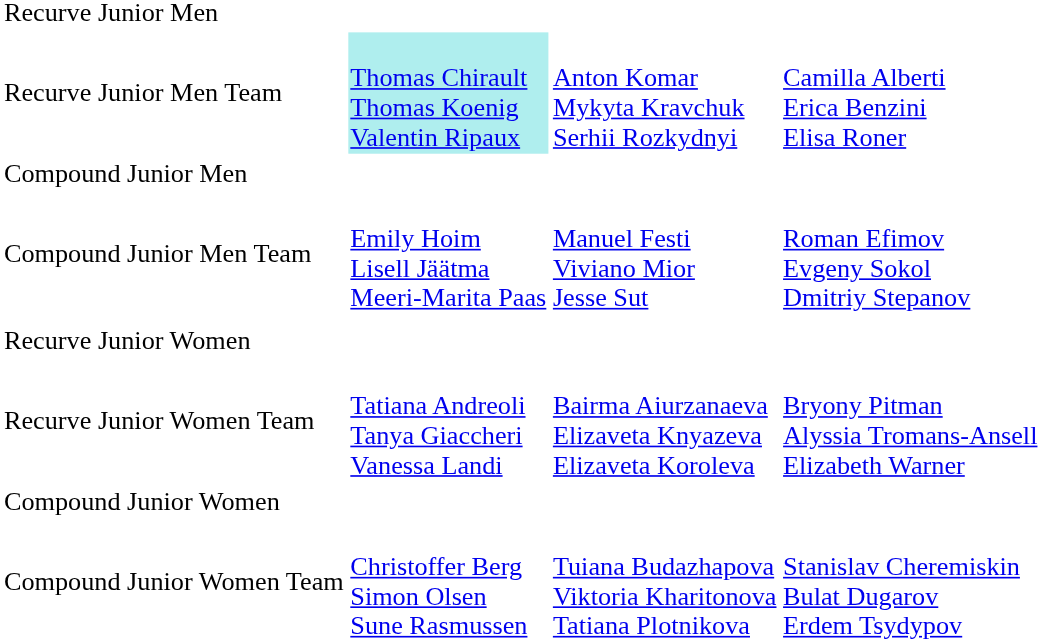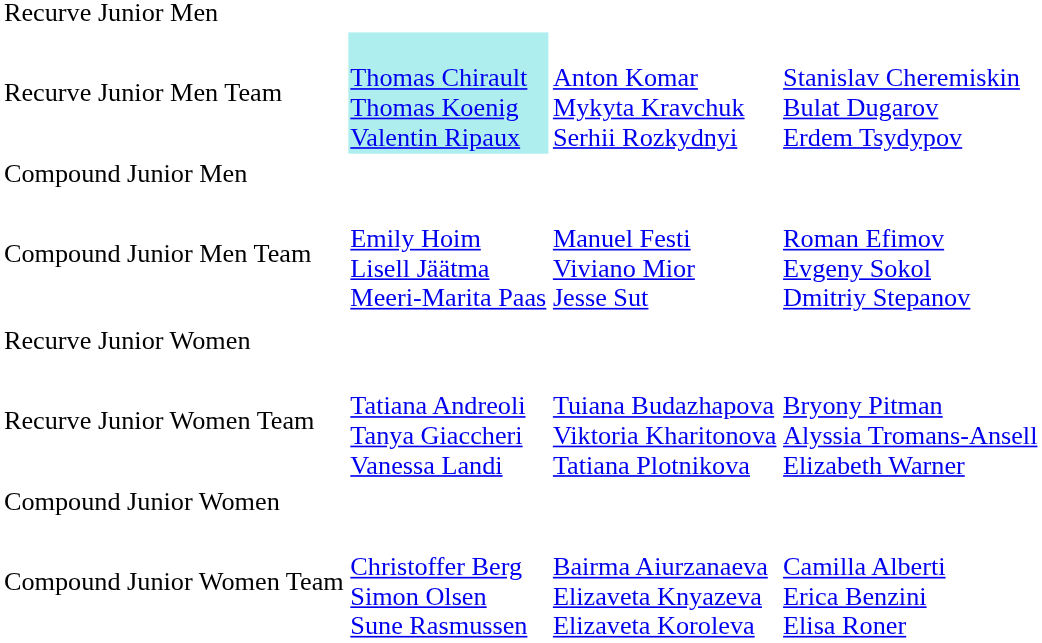(864, 107) Camilla Alberti Erica Benzini Elisa Roner -> (901, 107) Stanislav Cheremiskin Bulat Dugarov Erdem Tsydypov
(660, 435) Bairma Aiurzanaeva Elizaveta Knyazeva Elizaveta Koroleva -> (665, 435) Tuiana Budazhapova Viktoria Kharitonova Tatiana Plotnikova
(665, 596) Tuiana Budazhapova Viktoria Kharitonova Tatiana Plotnikova -> (660, 596) Bairma Aiurzanaeva Elizaveta Knyazeva Elizaveta Koroleva
(901, 596) Stanislav Cheremiskin Bulat Dugarov Erdem Tsydypov -> (864, 596) Camilla Alberti Erica Benzini Elisa Roner
